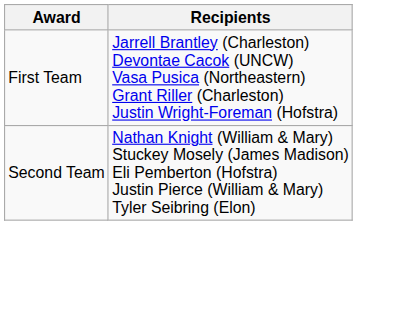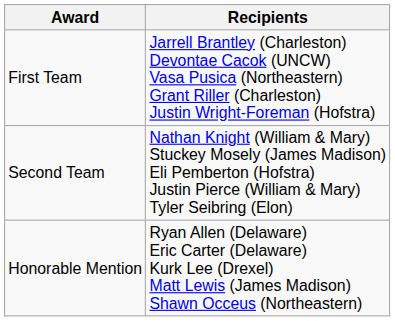+ row: (75, 269)
